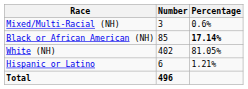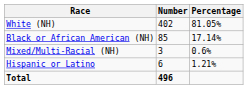rows swapped: (31, 51) <-> (63, 24)
(206, 38) bold -> (206, 38) normal
